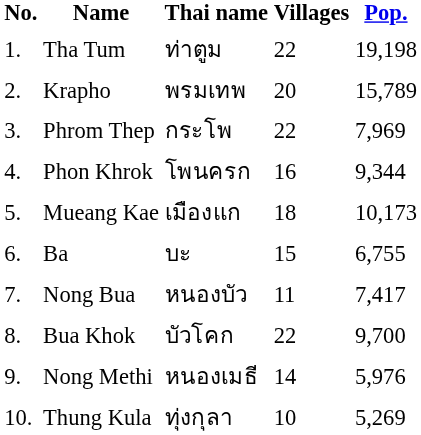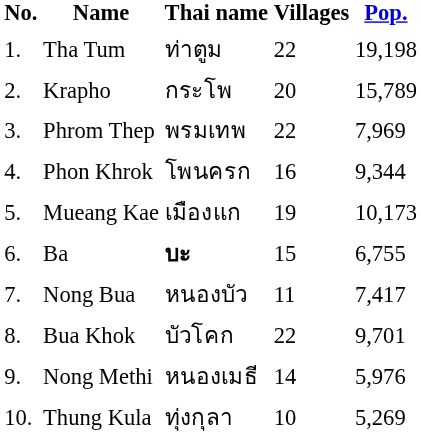(206, 90) พรมเทพ -> (198, 90) กระโพ
(198, 131) กระโพ -> (206, 131) พรมเทพ
(285, 212) 18 -> (285, 212) 19
(178, 253) normal -> (178, 253) bold
(380, 334) 9,700 -> (380, 334) 9,701
